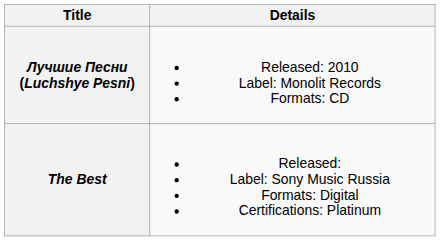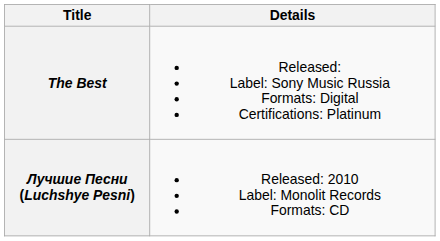rows swapped: (77, 75) <-> (77, 179)
